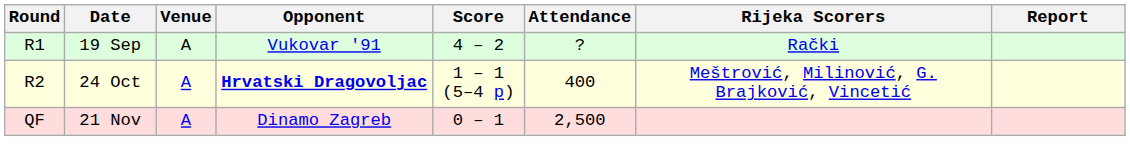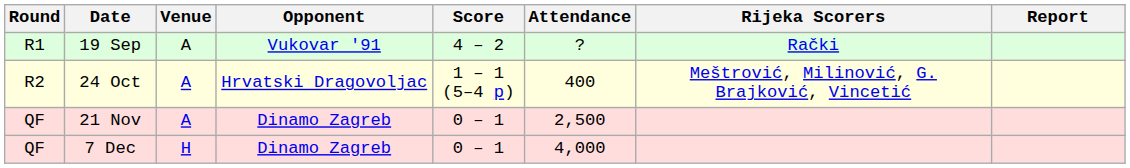(324, 84) bold -> (324, 84) normal
+ row: (110, 149)
